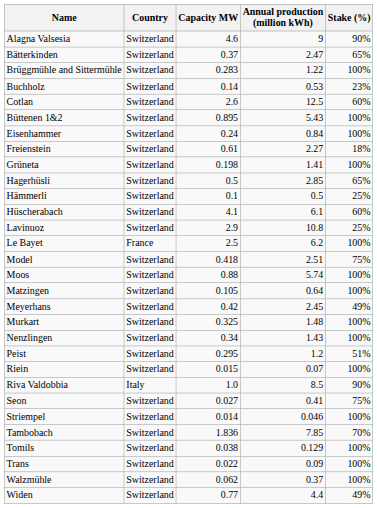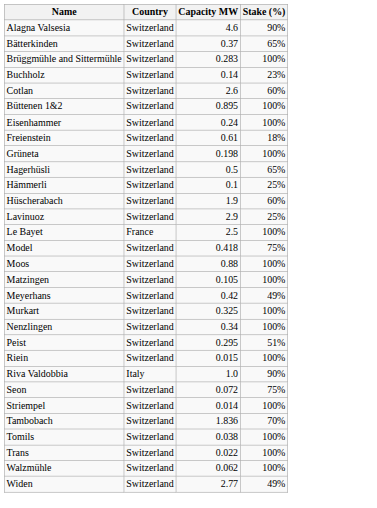- column: (283, 17)
(232, 212) 4.1 -> (232, 201) 1.9
(227, 401) 0.027 -> (227, 389) 0.072
(229, 495) 0.77 -> (229, 484) 2.77
